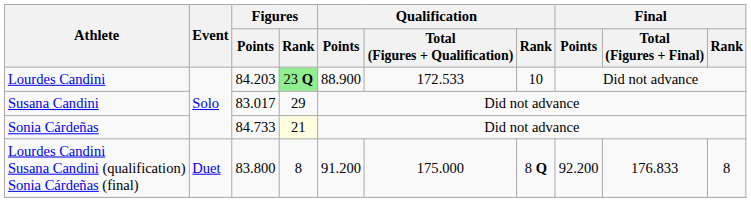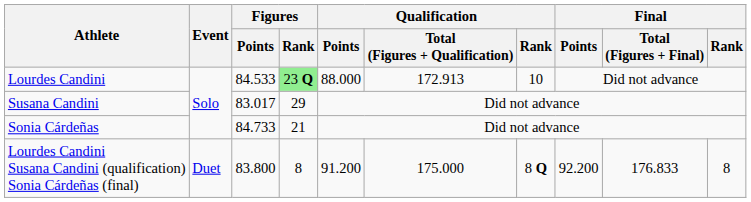(255, 79) 84.203 -> (255, 79) 84.533
(341, 79) 88.900 -> (341, 79) 88.000
(440, 79) 172.533 -> (440, 79) 172.913
(298, 127) lightyellow background -> (298, 127) no background
